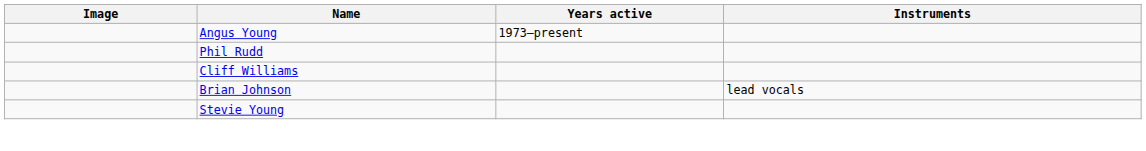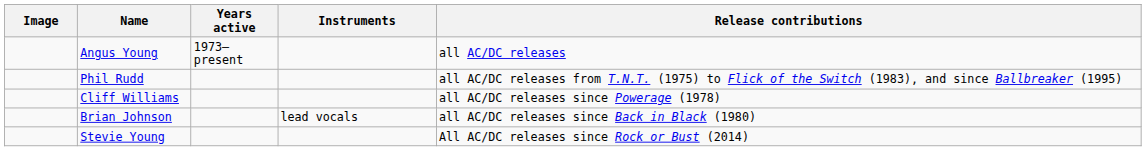+ column: (789, 21)
